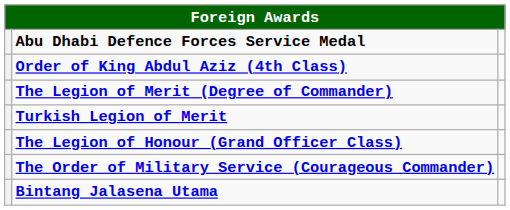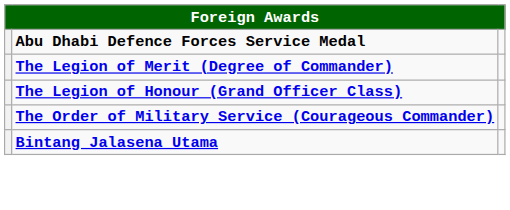- row: (181, 67)
- row: (121, 117)
